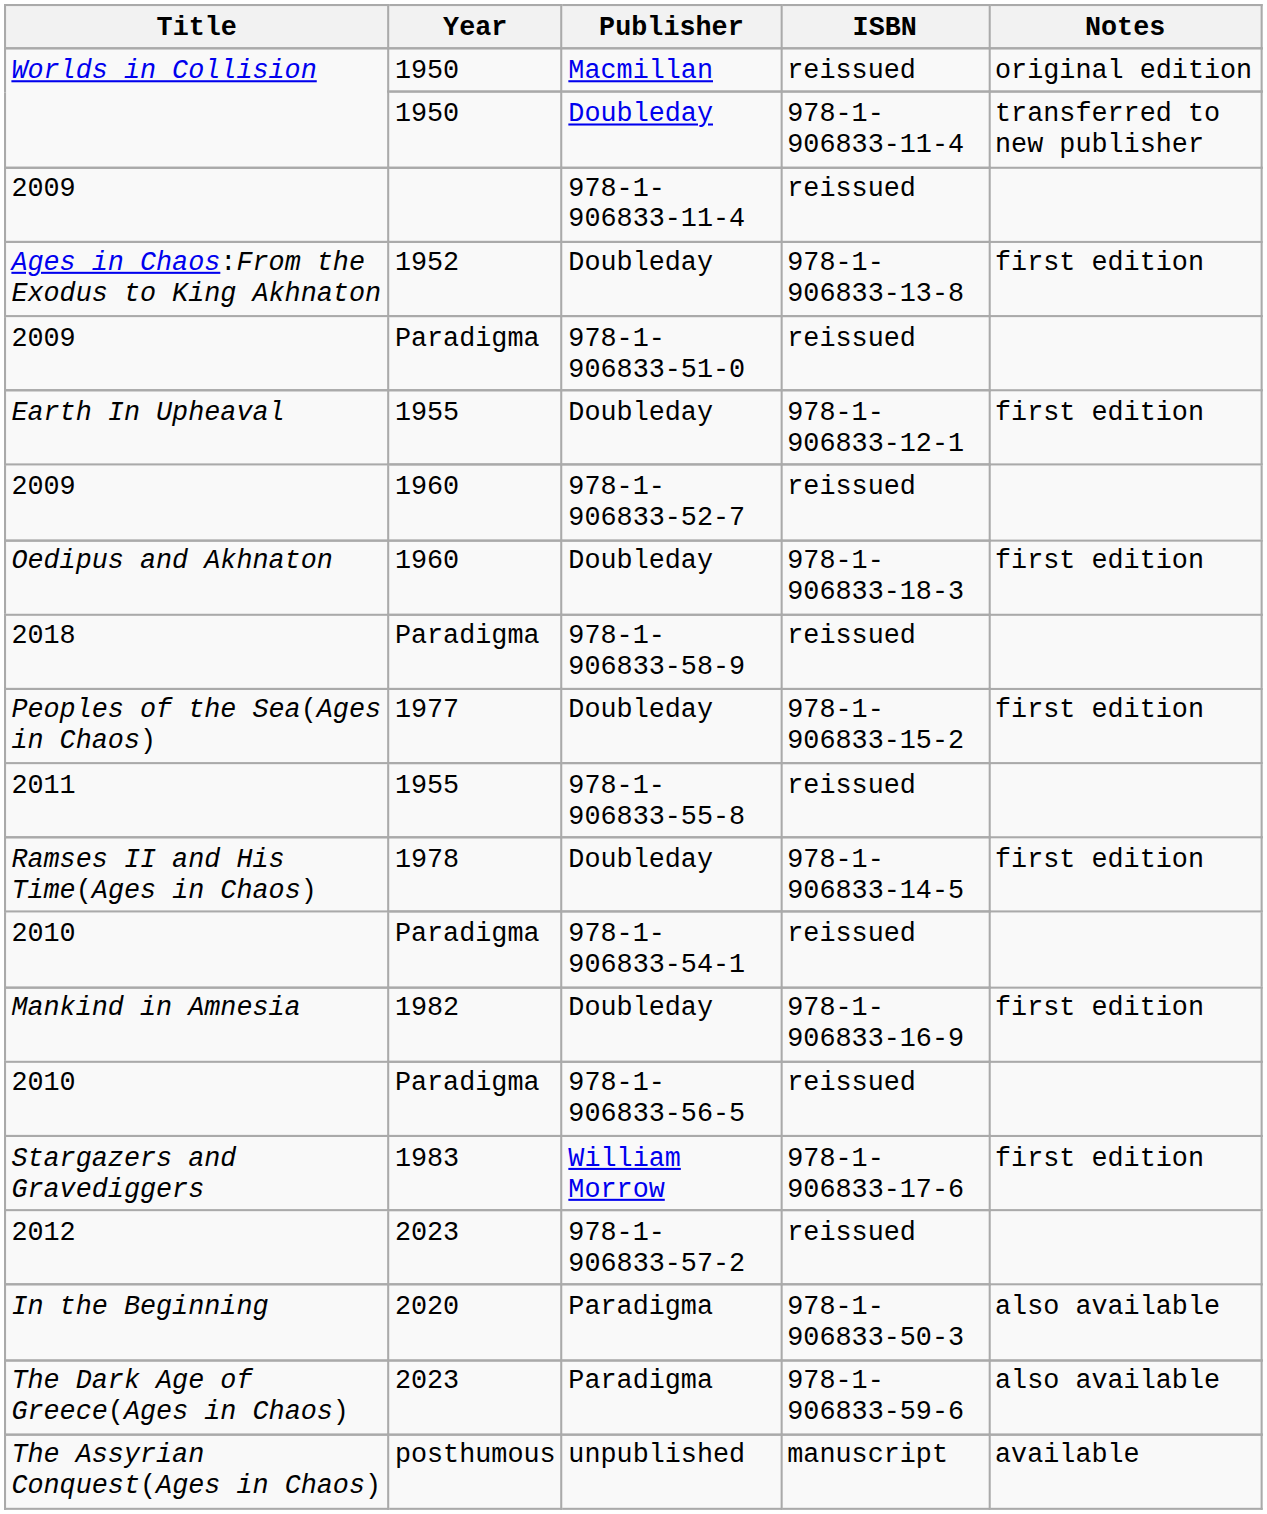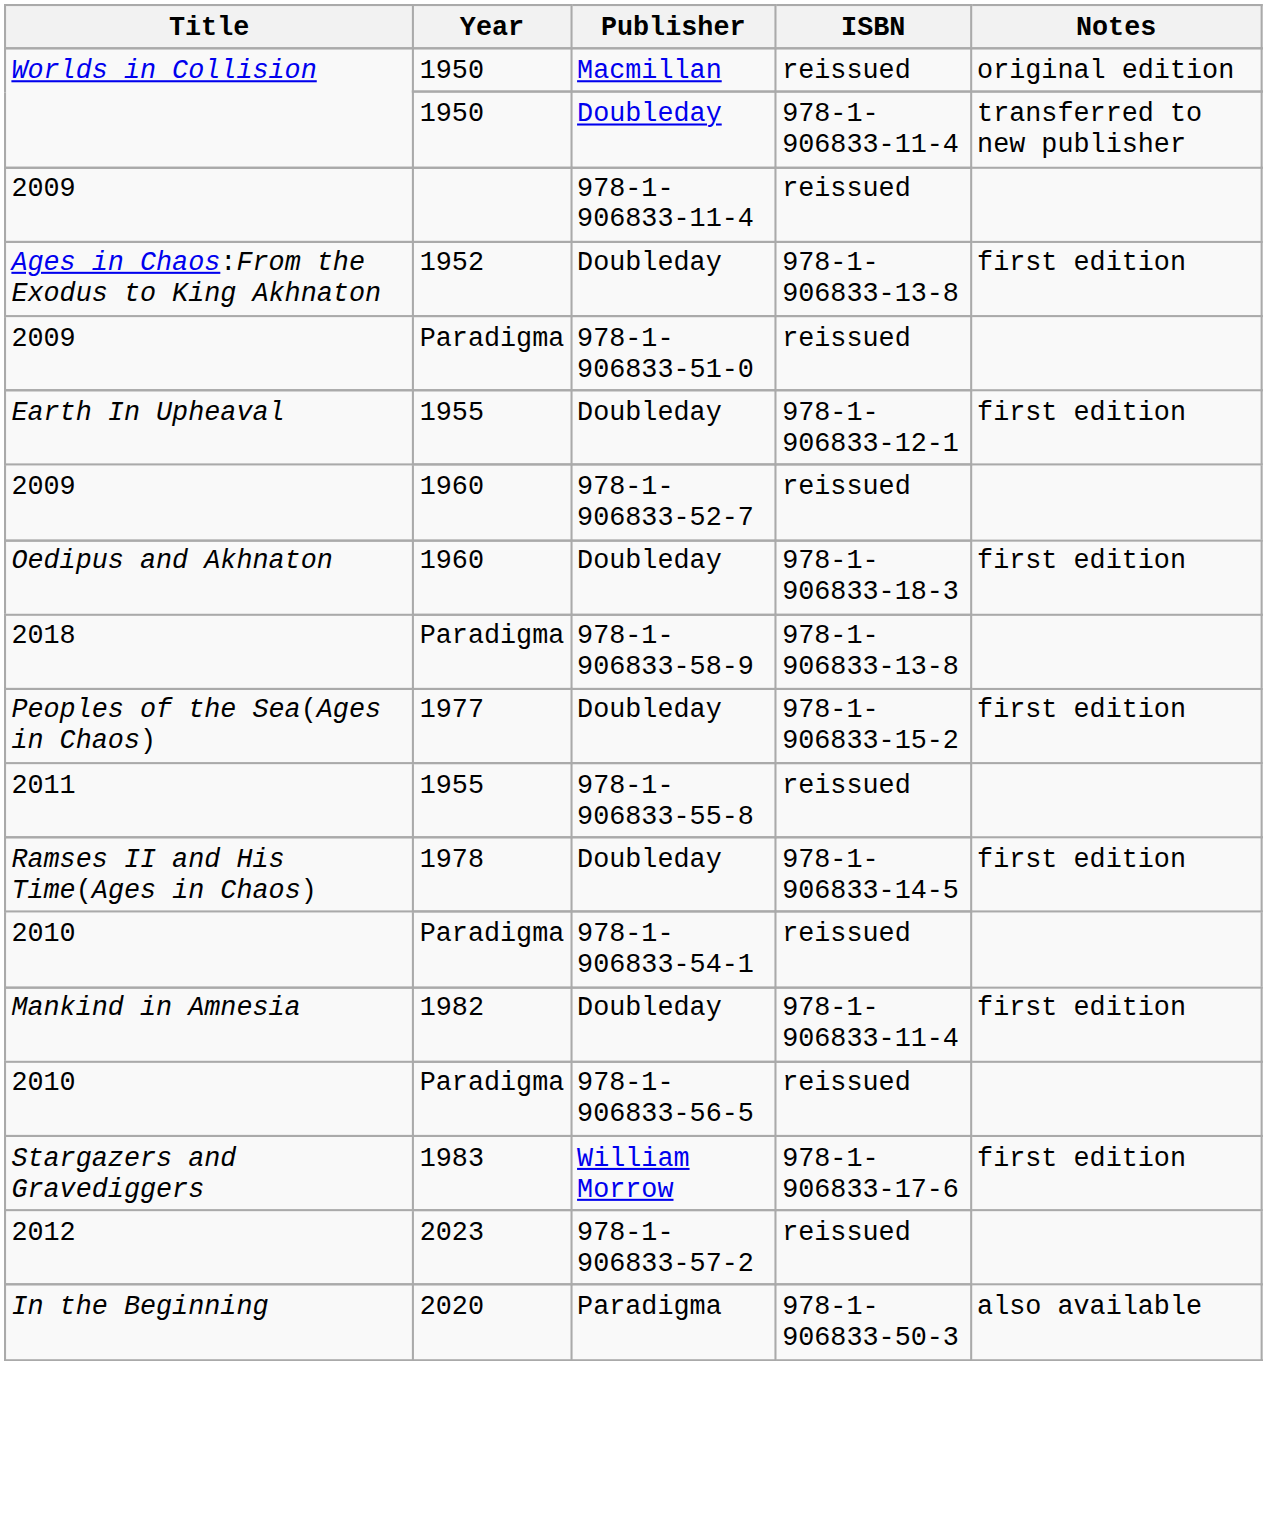(852, 636) reissued -> (871, 651) 978-1-906833-13-8
(876, 1024) 978-1-906833-16-9 -> (871, 1024) 978-1-906833-11-4
- row: (180, 1397)
- row: (196, 1471)
